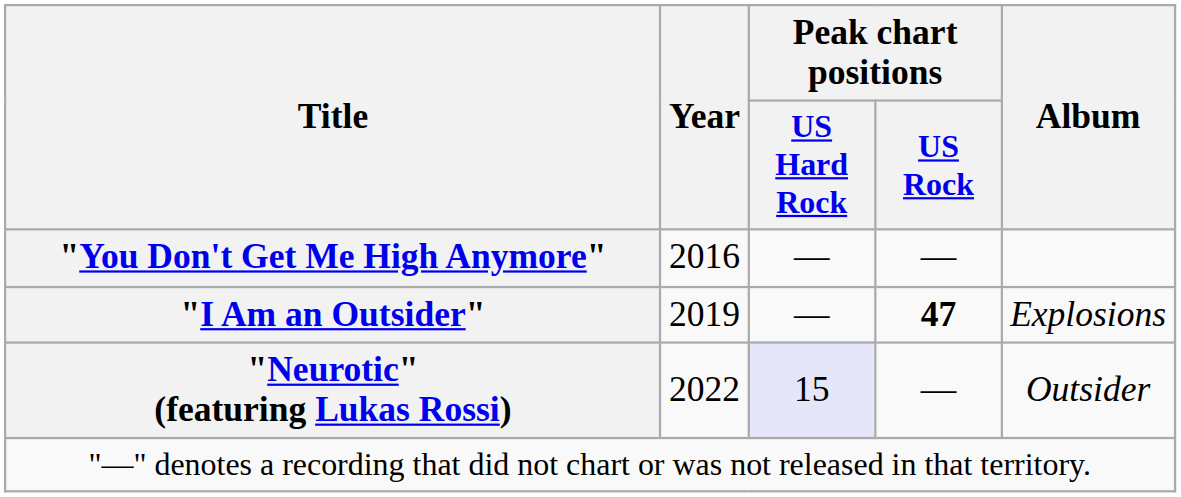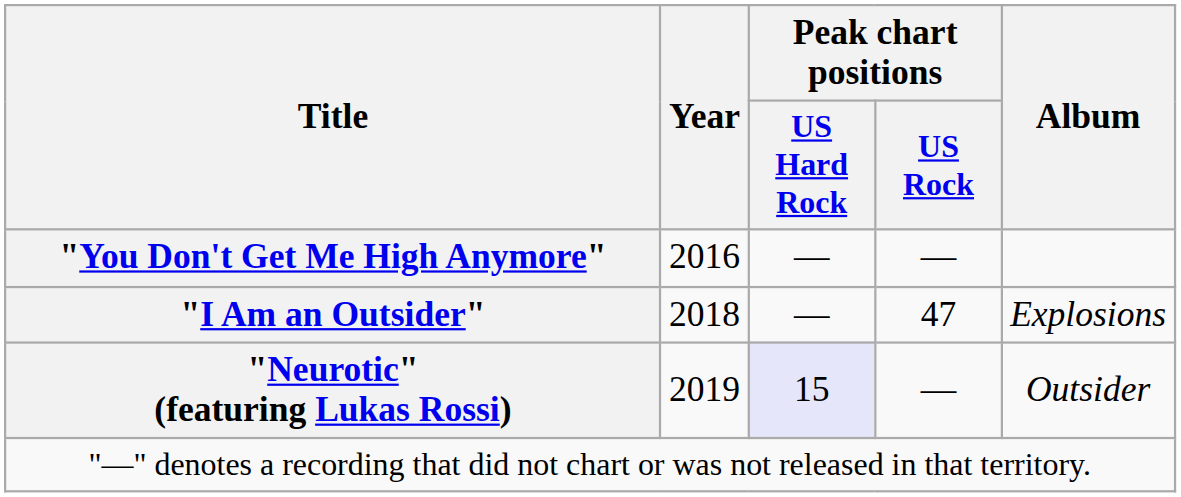(705, 313) 2019 -> (705, 313) 2018
(939, 313) bold -> (939, 313) normal
(705, 389) 2022 -> (705, 389) 2019
